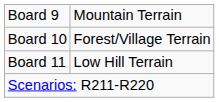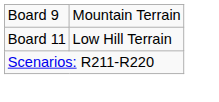- row: (37, 39)
